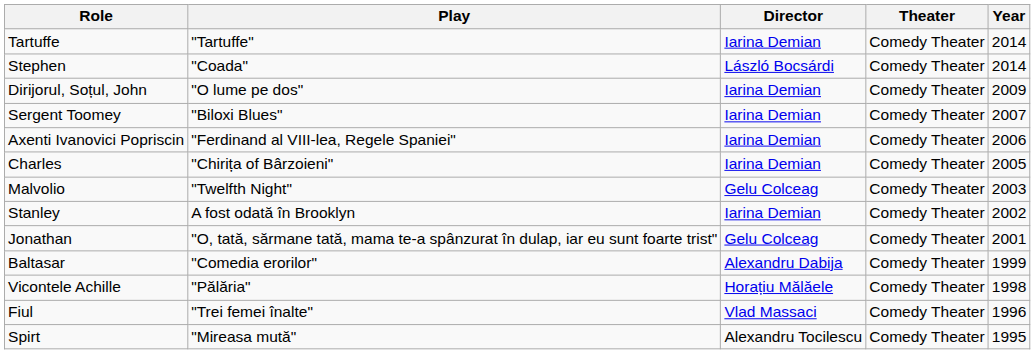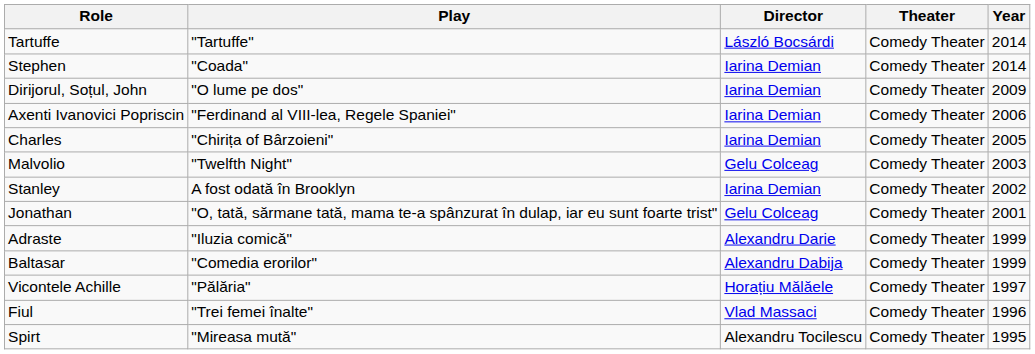(773, 41) Iarina Demian -> (779, 41) László Bocsárdi
(779, 66) László Bocsárdi -> (773, 66) Iarina Demian
- row: (64, 115)
+ row: (35, 238)
(1009, 287) 1998 -> (1009, 287) 1997
